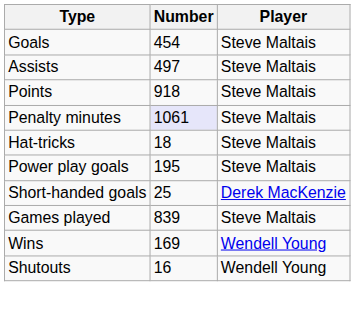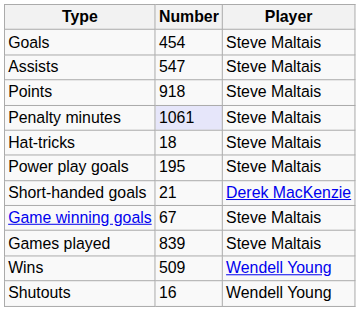(167, 67) 497 -> (172, 67) 547
(163, 192) 25 -> (168, 192) 21
+ row: (80, 218)
(167, 243) 169 -> (172, 268) 509
